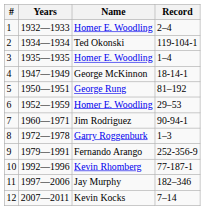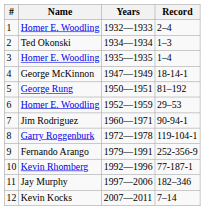columns swapped: (113, 12) <-> (45, 12)
(177, 43) 119-104-1 -> (164, 43) 1–3
(164, 136) 1–3 -> (177, 136) 119-104-1
